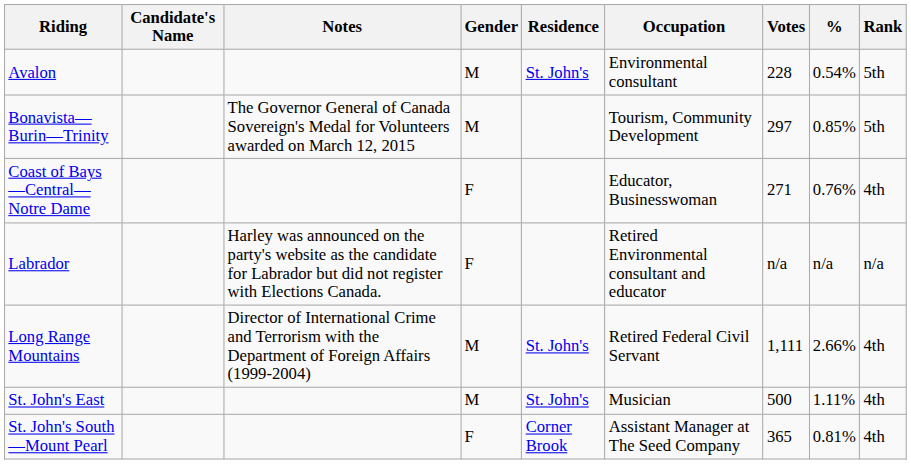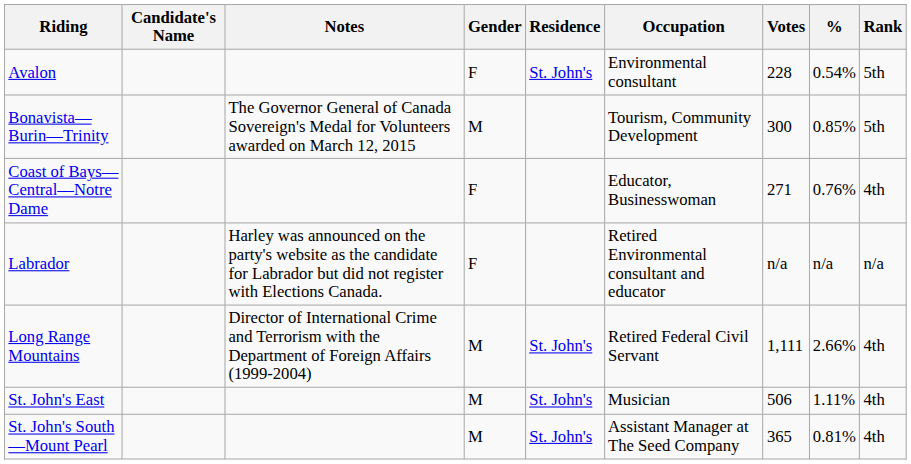(472, 72) M -> (473, 72) F
(779, 126) 297 -> (779, 126) 300
(779, 400) 500 -> (779, 400) 506
(469, 436) F -> (475, 436) M
(549, 436) Corner Brook -> (561, 436) St. John's
